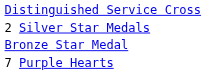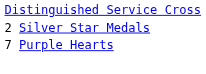- row: (66, 45)
